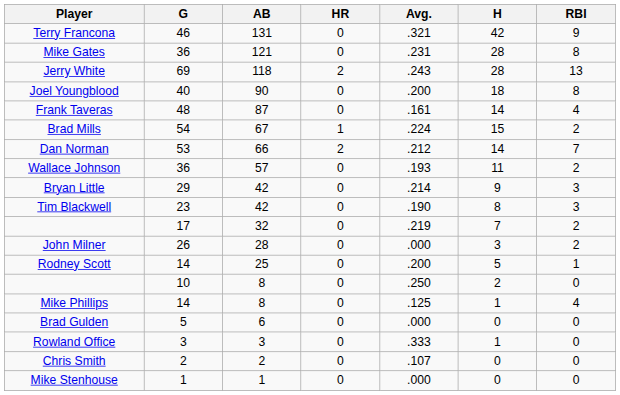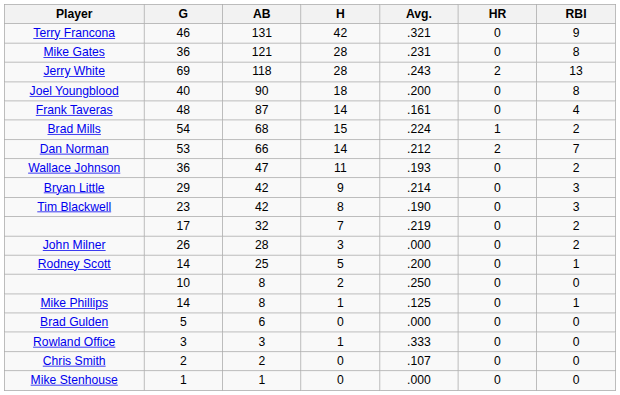columns swapped: (497, 14) <-> (340, 14)
(262, 129) 67 -> (262, 129) 68
(262, 168) 57 -> (262, 168) 47
(576, 303) 4 -> (576, 303) 1
